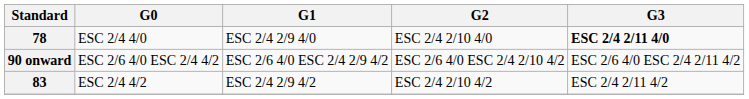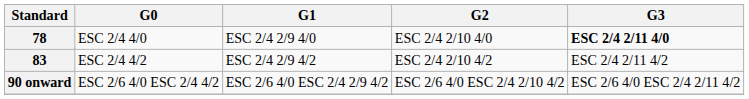rows swapped: (40, 82) <-> (40, 60)
